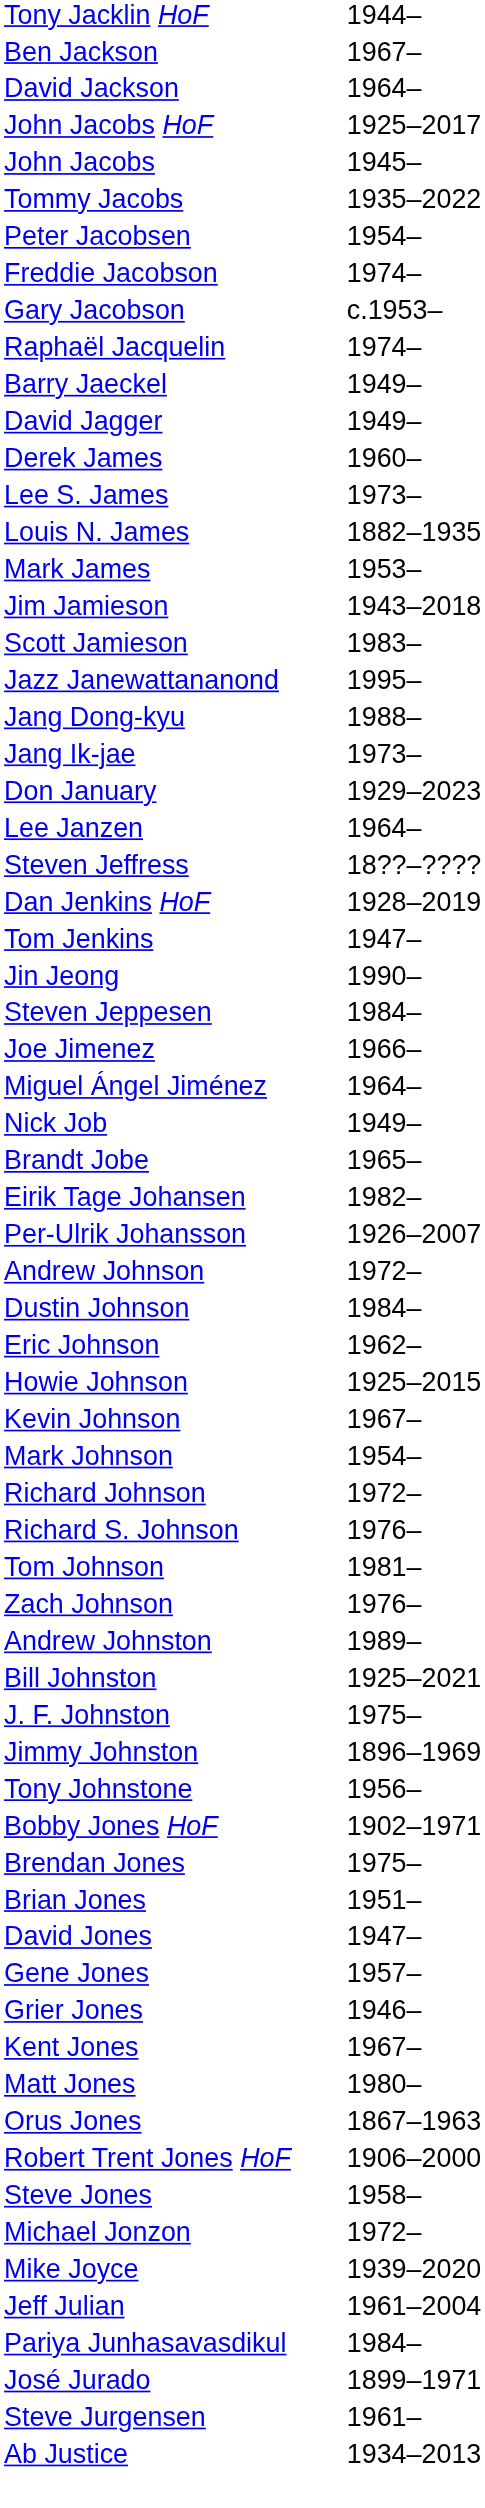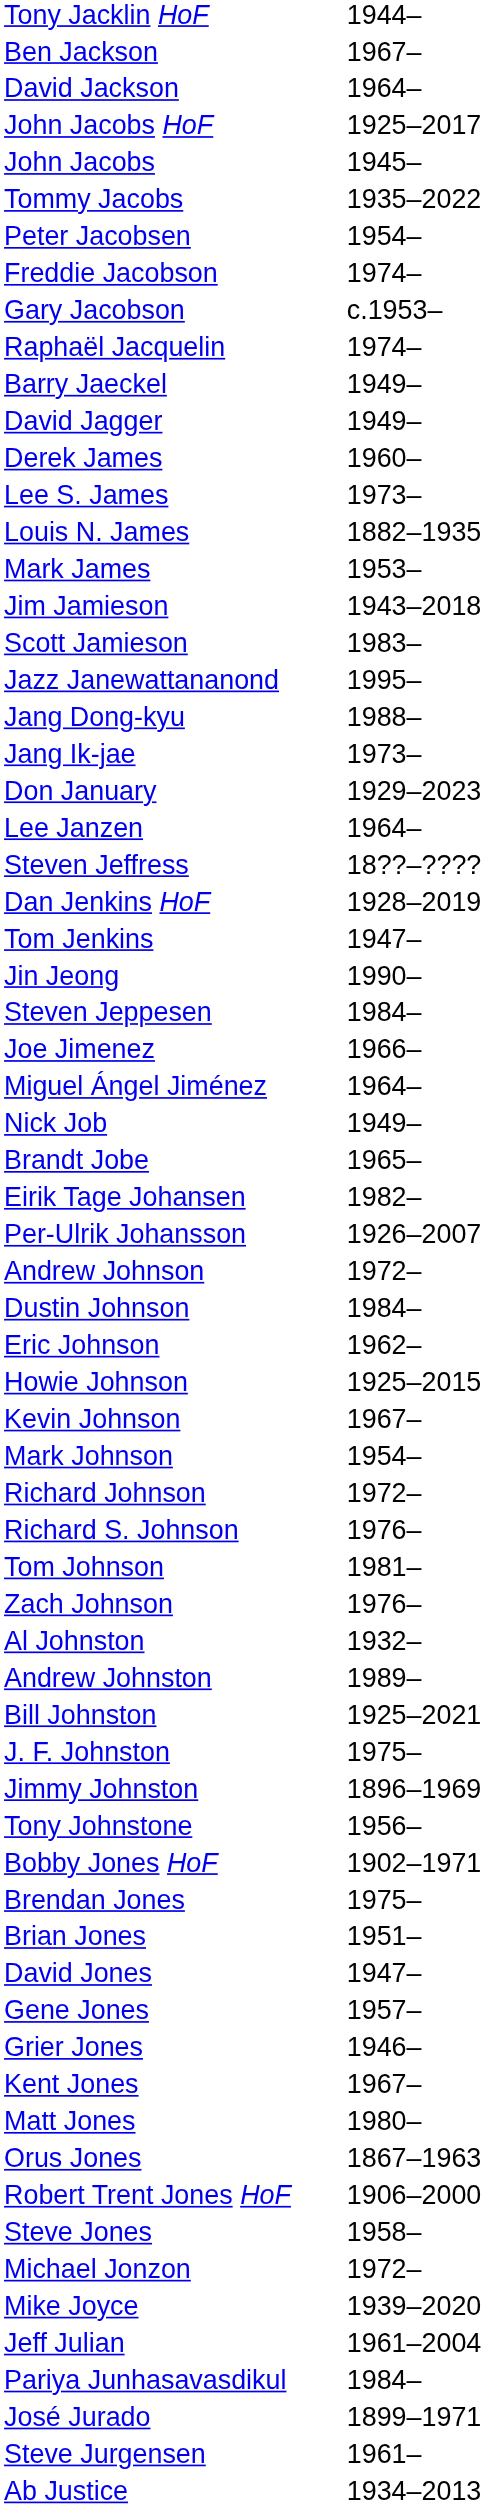+ row: (74, 1641)
